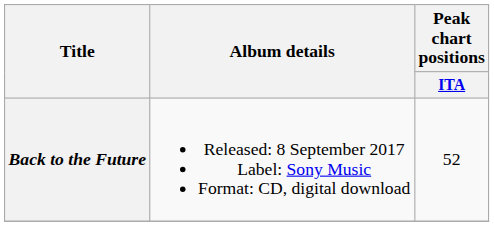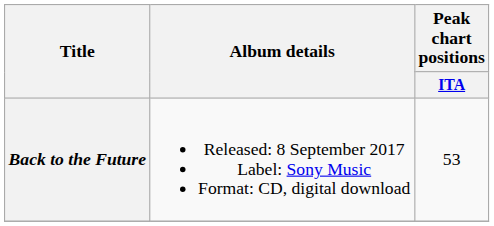(452, 159) 52 -> (452, 159) 53
